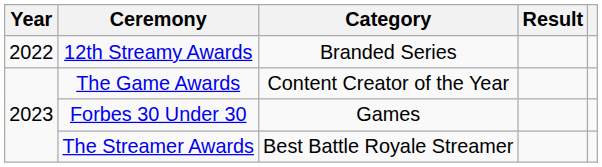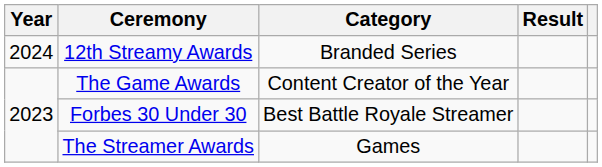(31, 51) 2022 -> (31, 51) 2024
(388, 114) Games -> (388, 114) Best Battle Royale Streamer
(388, 146) Best Battle Royale Streamer -> (388, 146) Games
